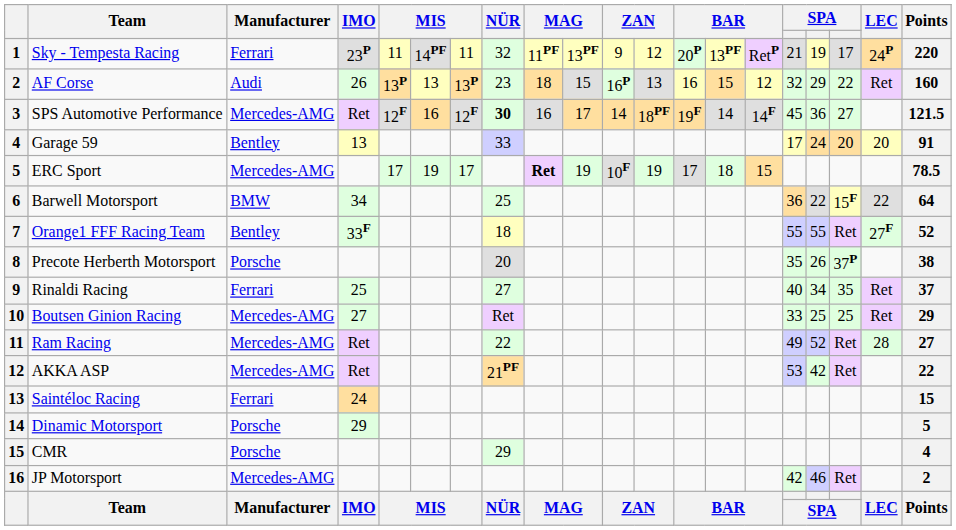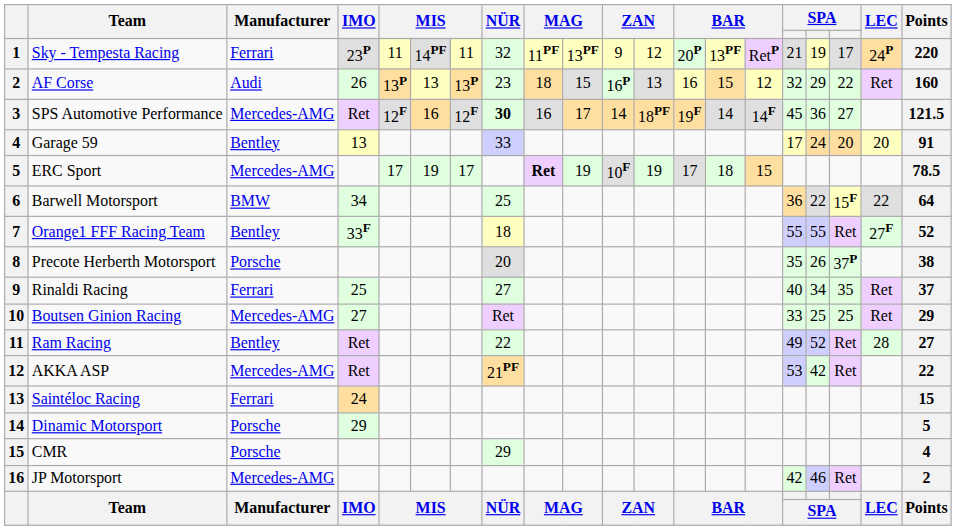(282, 342) Mercedes-AMG -> (255, 342) Bentley
